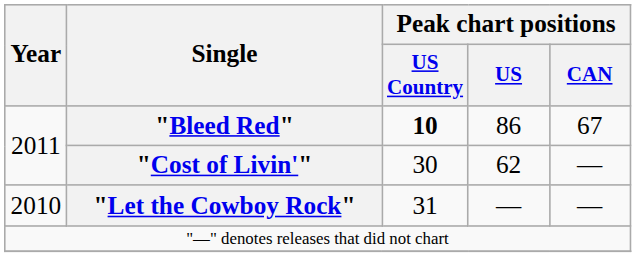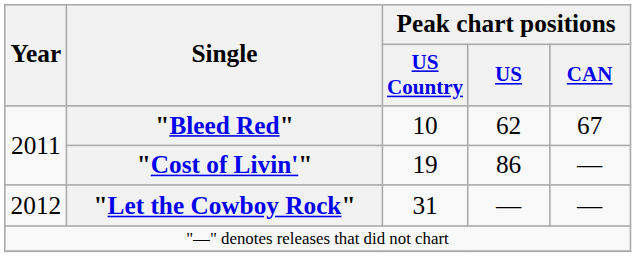(425, 125) bold -> (425, 125) normal
(509, 125) 86 -> (509, 125) 62
(425, 165) 30 -> (425, 165) 19
(509, 165) 62 -> (509, 165) 86
(36, 205) 2010 -> (36, 205) 2012
